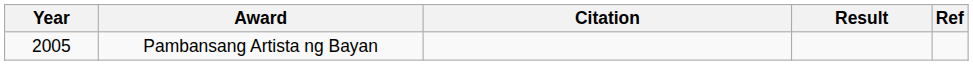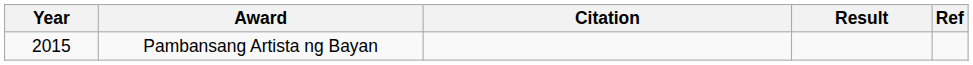(51, 45) 2005 -> (51, 45) 2015
